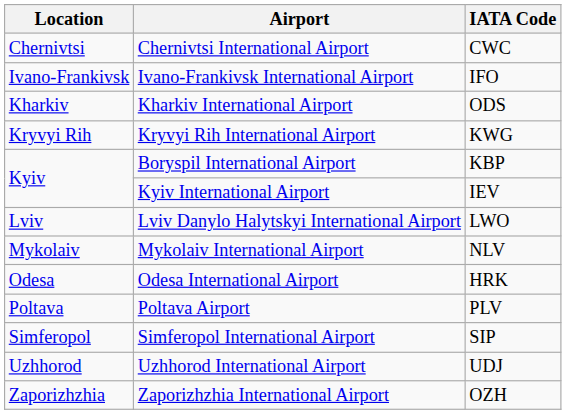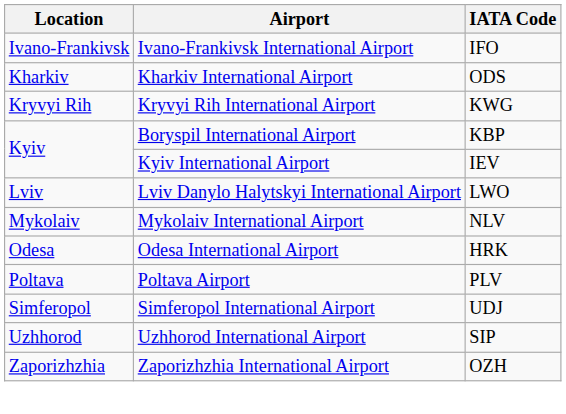- row: (253, 47)
(483, 337) SIP -> (486, 308) UDJ
(486, 366) UDJ -> (483, 337) SIP
